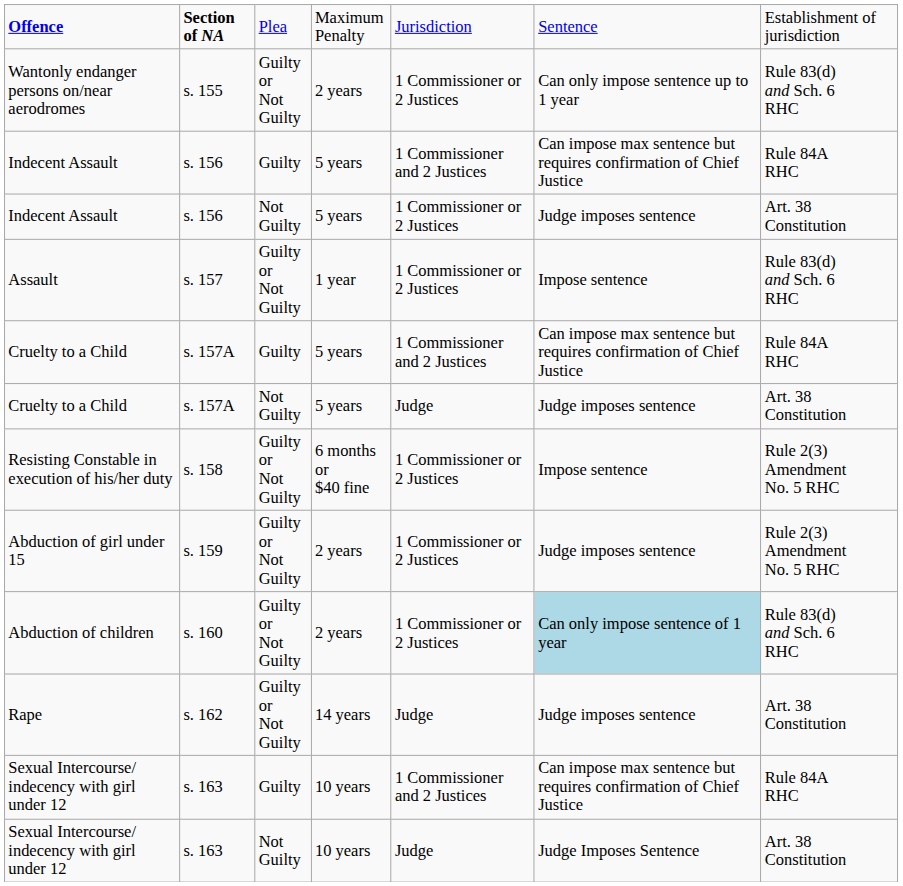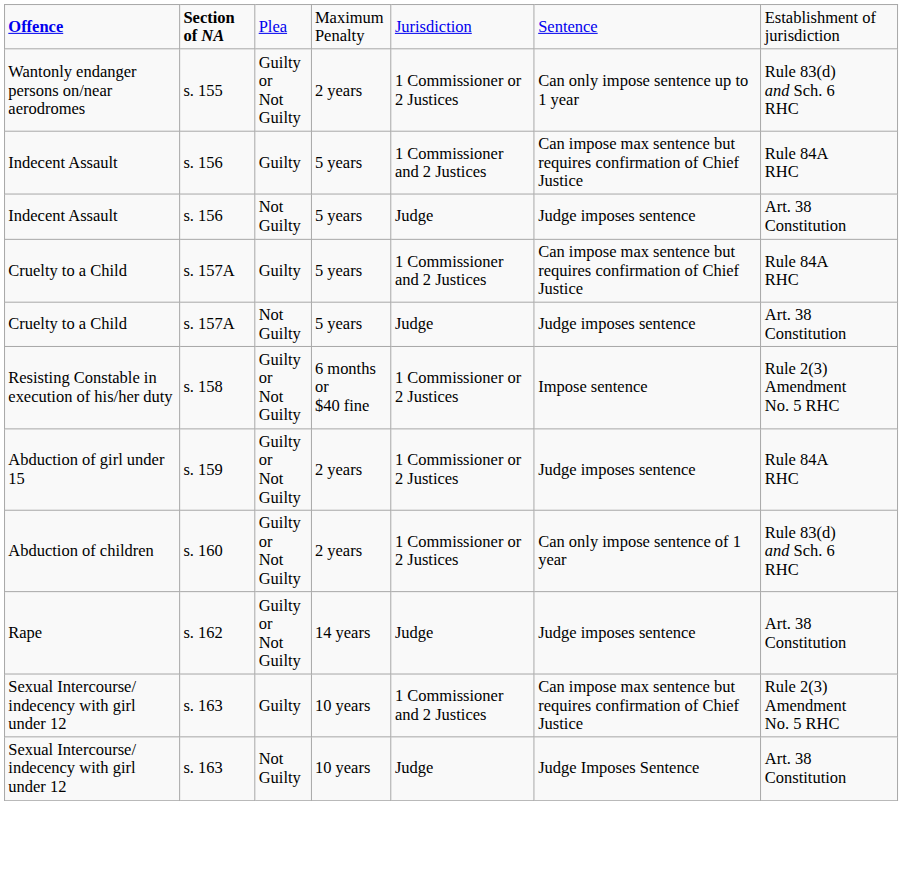(458, 216) 1 Commissioner or 2 Justices -> (414, 216) Judge
- row: (33, 279)
(806, 551) Rule 2(3) Amendment No. 5 RHC -> (797, 469) Rule 84A RHC
(640, 632) lightblue background -> (640, 551) no background
(797, 787) Rule 84A RHC -> (806, 705) Rule 2(3) Amendment No. 5 RHC
